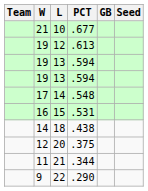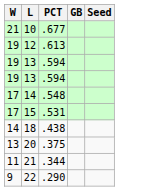- column: (19, 13)
(42, 112) 16 -> (13, 112) 17
(42, 145) 12 -> (13, 145) 13
